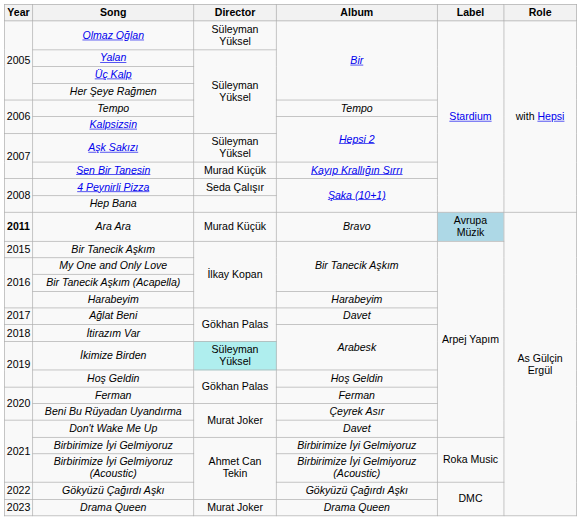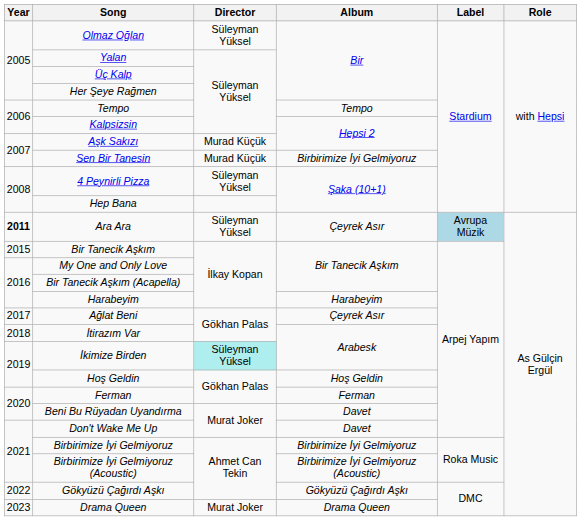(235, 147) Süleyman Yüksel -> (235, 141) Murad Küçük
(357, 170) Kayıp Krallığın Sırrı -> (357, 158) Birbirimize İyi Gelmiyoruz
(235, 187) Seda Çalışır -> (235, 181) Süleyman Yüksel
(235, 226) Murad Küçük -> (235, 226) Süleyman Yüksel
(357, 226) Bravo -> (357, 226) Çeyrek Asır
(357, 316) Davet -> (357, 316) Çeyrek Asır
(357, 412) Çeyrek Asır -> (357, 412) Davet
